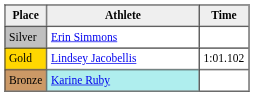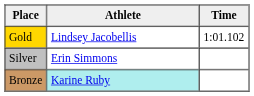rows swapped: (21, 58) <-> (23, 37)
